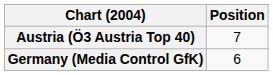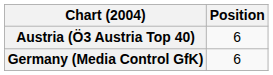(237, 37) 7 -> (237, 37) 6
